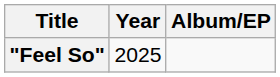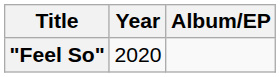(138, 54) 2025 -> (138, 54) 2020
